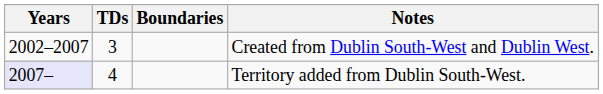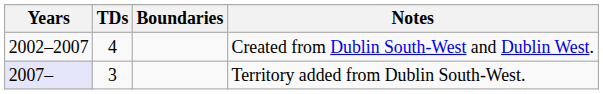(113, 46) 3 -> (113, 46) 4
(113, 74) 4 -> (113, 74) 3
